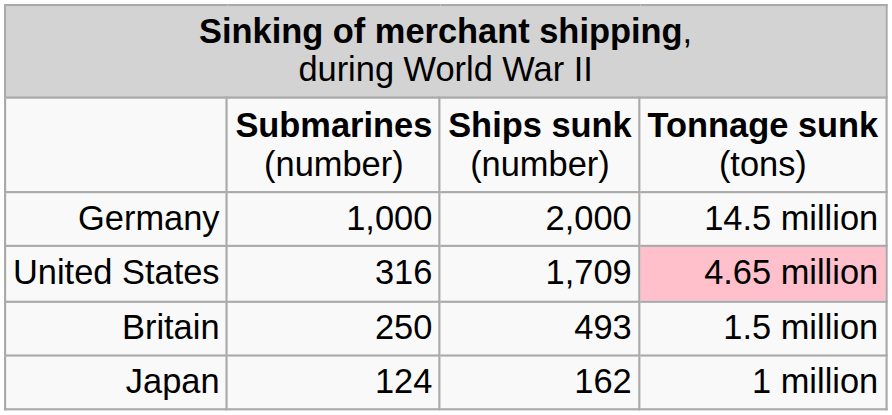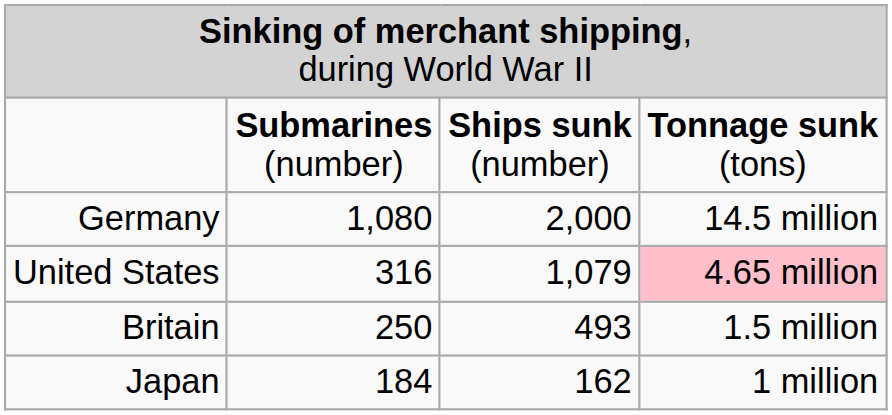(389, 218) 1,000 -> (389, 218) 1,080
(589, 272) 1,709 -> (589, 272) 1,079
(404, 381) 124 -> (404, 381) 184
